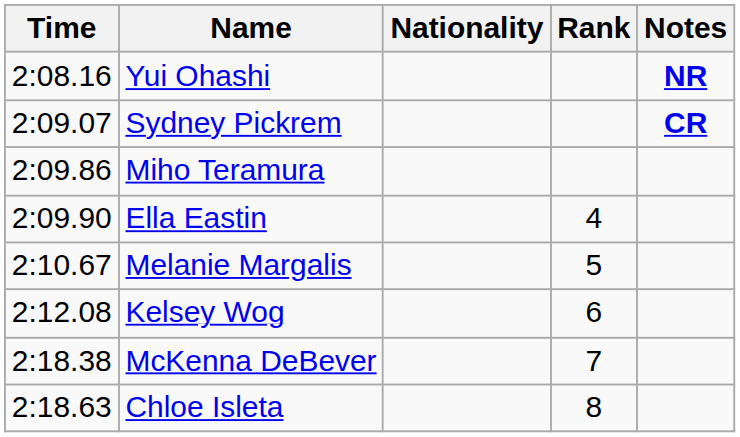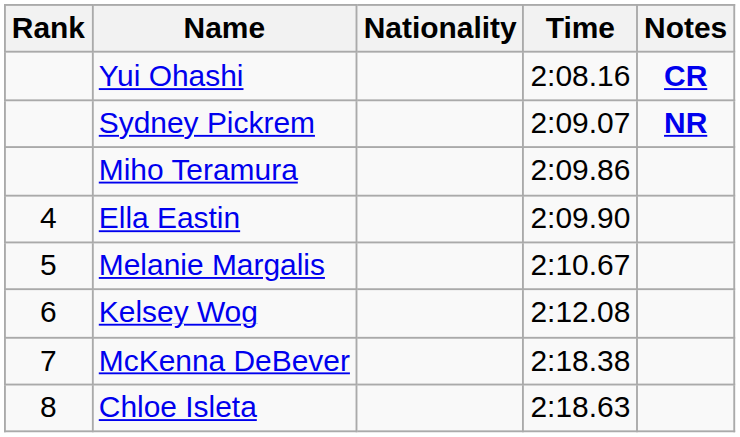columns swapped: (594, 28) <-> (62, 28)
(686, 75) NR -> (686, 75) CR
(686, 123) CR -> (686, 123) NR
